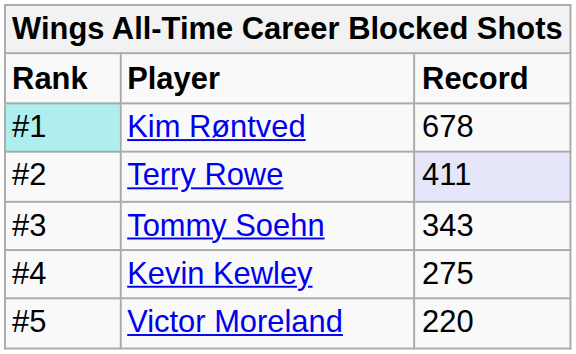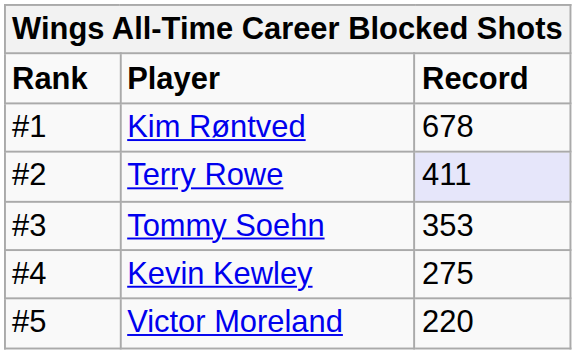(29, 126) paleturquoise background -> (29, 126) no background
(448, 224) 343 -> (448, 224) 353
